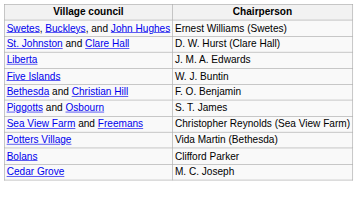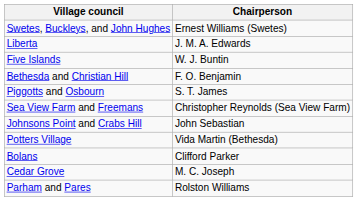- row: (68, 44)
+ row: (74, 124)
+ row: (49, 188)
